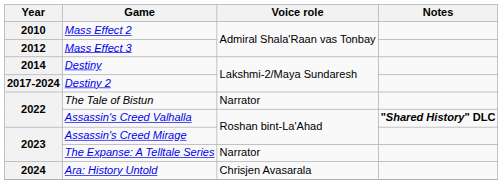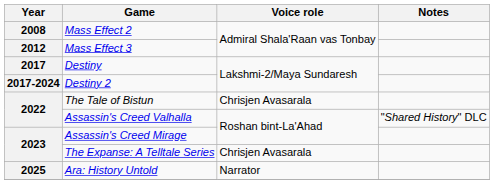(33, 30) 2010 -> (33, 30) 2008
(33, 65) 2014 -> (33, 65) 2017
(240, 100) Narrator -> (266, 100) Chrisjen Avasarala
(438, 118) bold -> (434, 118) normal
(240, 153) Narrator -> (266, 153) Chrisjen Avasarala
(33, 170) 2024 -> (33, 170) 2025
(266, 170) Chrisjen Avasarala -> (240, 170) Narrator
